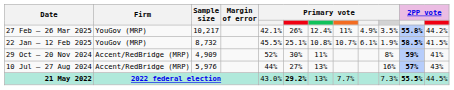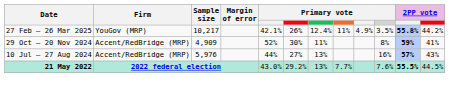- row: (49, 43)
(296, 78) bold -> (296, 66) normal
(389, 78) 7.3% -> (385, 66) 7.6%
